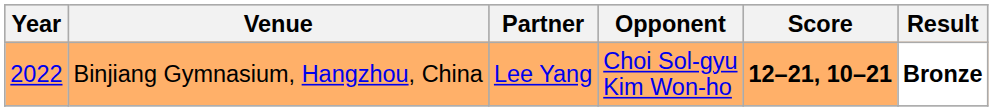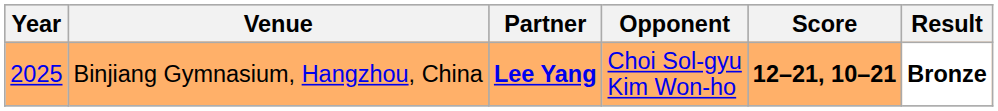(36, 74) 2022 -> (36, 74) 2025
(543, 74) normal -> (545, 74) bold
